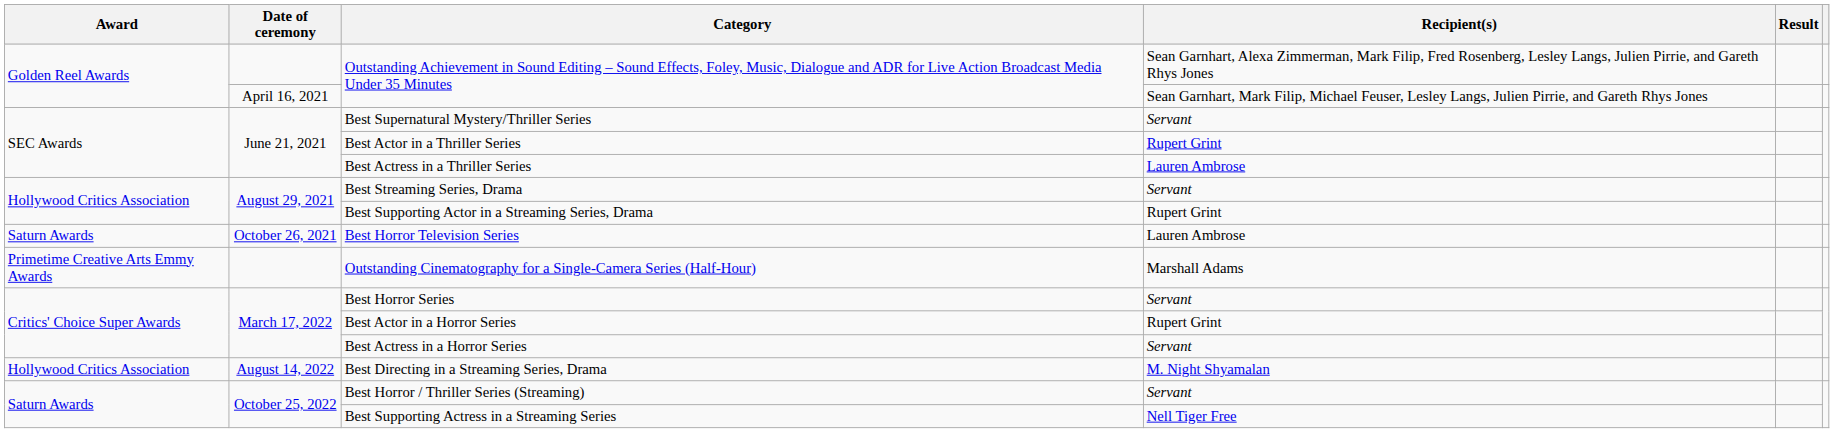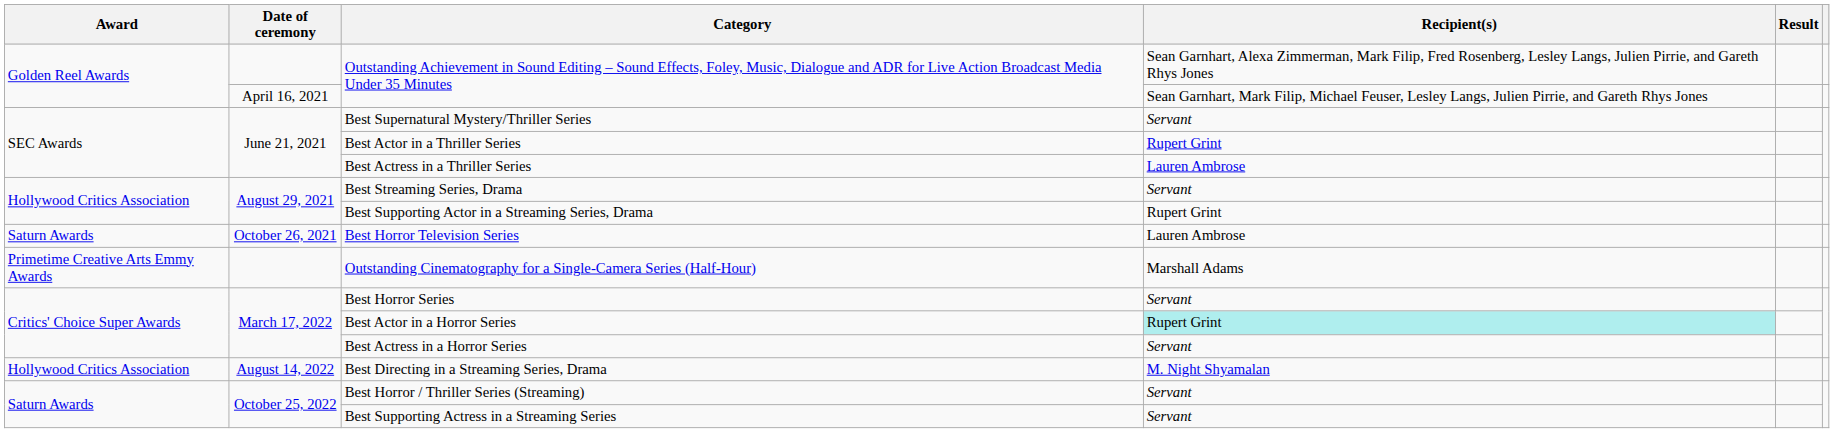(1184, 322) no background -> (1184, 322) paleturquoise background
(1192, 416) Nell Tiger Free -> (1169, 416) Servant
